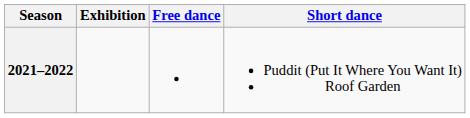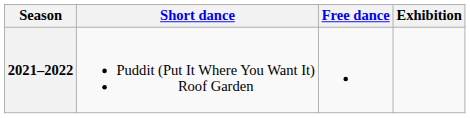columns swapped: (345, 16) <-> (113, 16)
